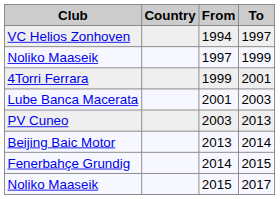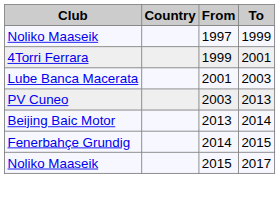- row: (217, 36)
